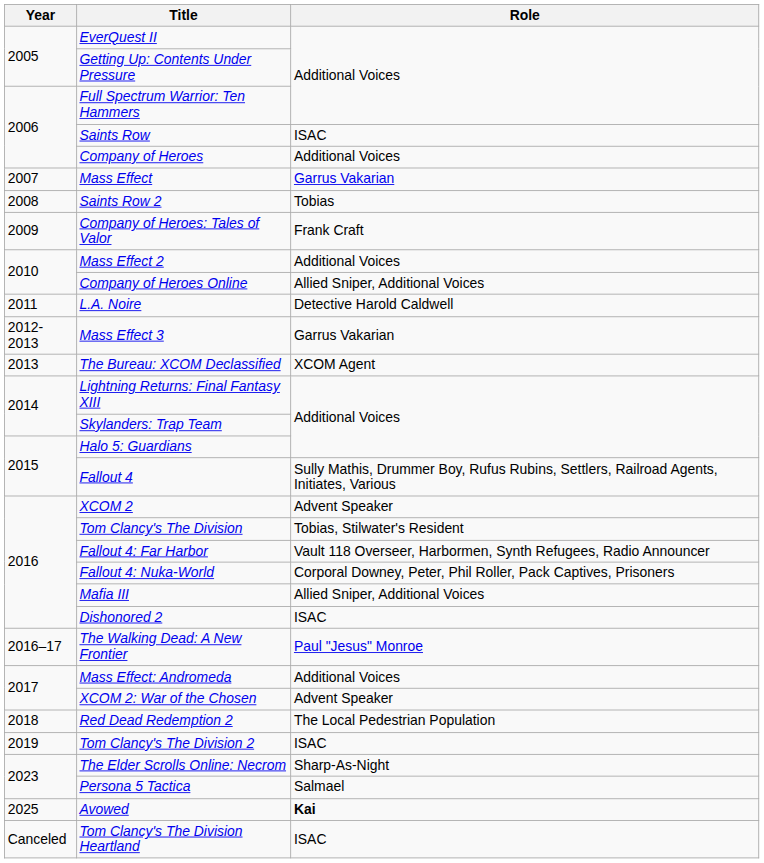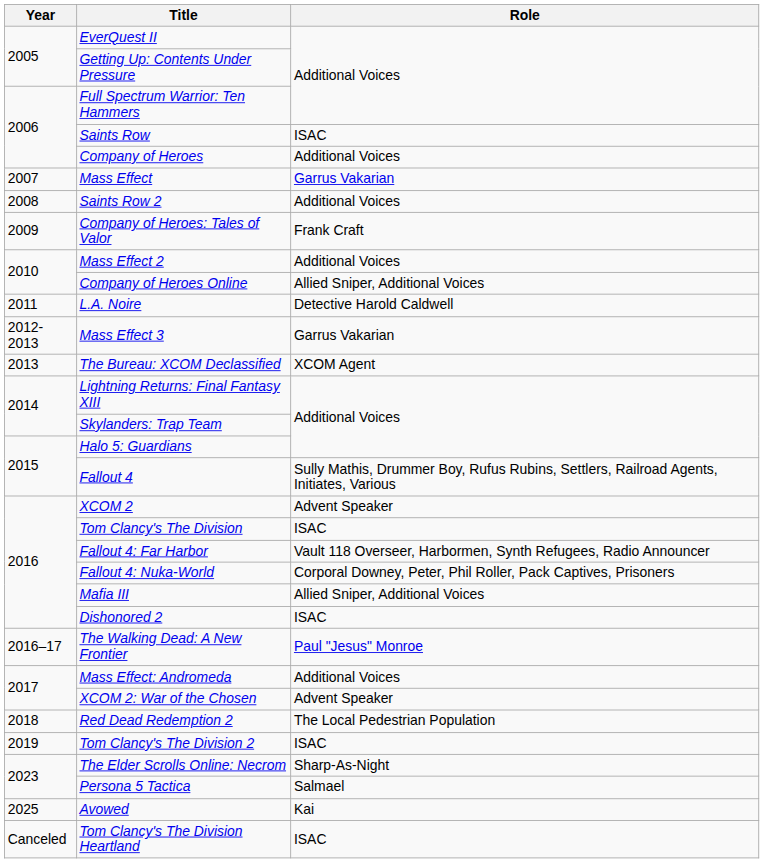(314, 201) Tobias -> (347, 201) Additional Voices
(379, 528) Tobias, Stilwater's Resident -> (310, 528) ISAC
(305, 809) bold -> (304, 809) normal
